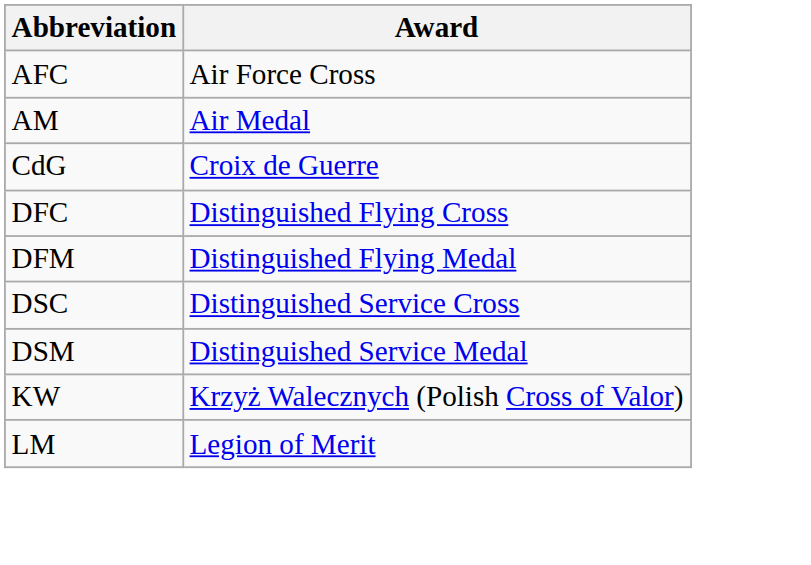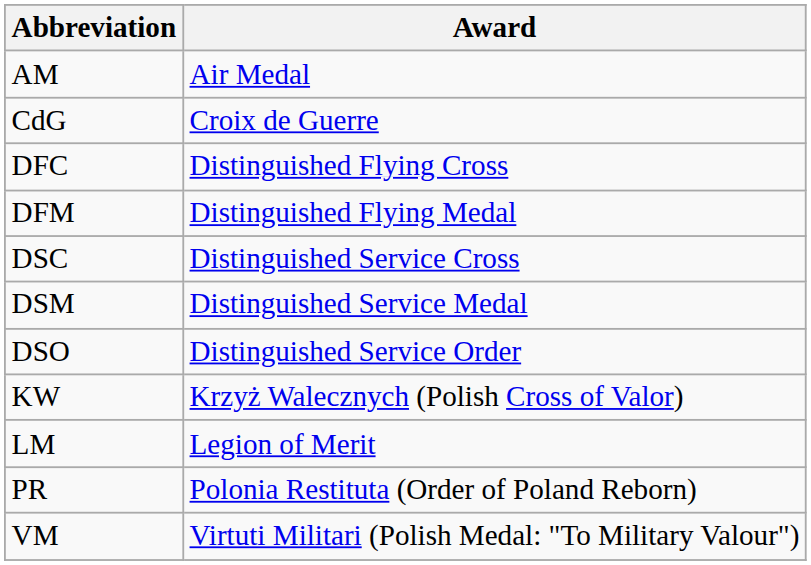- row: (40, 73)
+ row: (41, 350)
+ row: (29, 489)
+ row: (35, 535)
